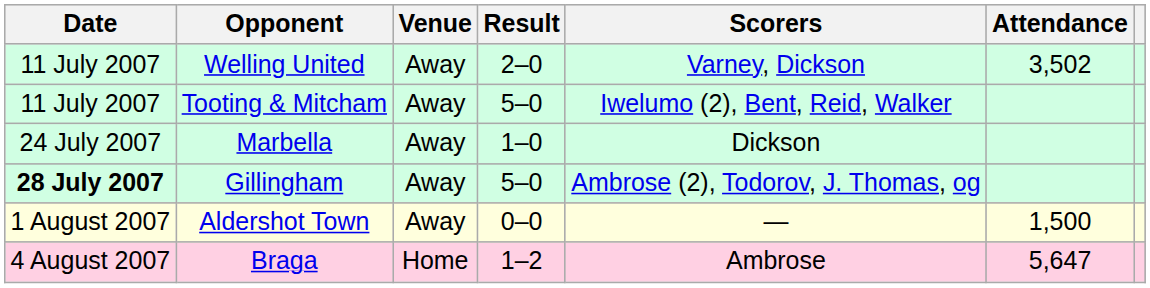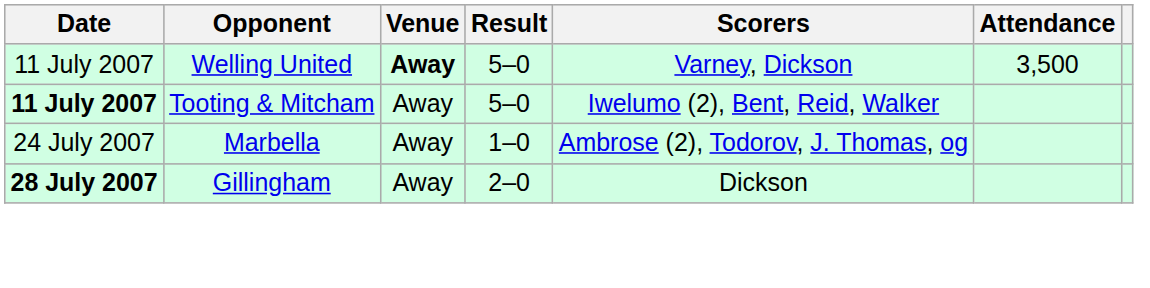(435, 63) normal -> (423, 63) bold
(522, 63) 2–0 -> (509, 63) 5–0
(1060, 63) 3,502 -> (1048, 63) 3,500
(90, 103) normal -> (84, 103) bold
(776, 143) Dickson -> (763, 143) Ambrose (2), Todorov, J. Thomas, og
(522, 182) 5–0 -> (509, 182) 2–0
(776, 182) Ambrose (2), Todorov, J. Thomas, og -> (763, 182) Dickson
- row: (284, 222)
- row: (284, 261)
